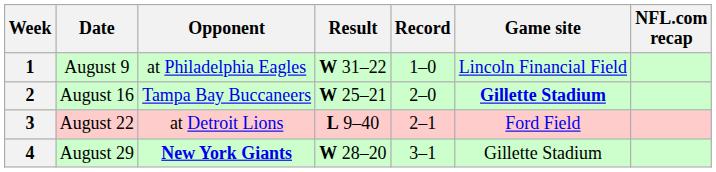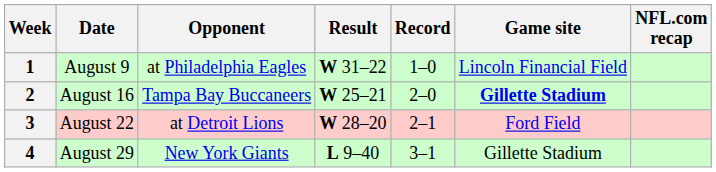(353, 124) L 9–40 -> (353, 124) W 28–20
(227, 152) bold -> (227, 152) normal
(353, 152) W 28–20 -> (353, 152) L 9–40
